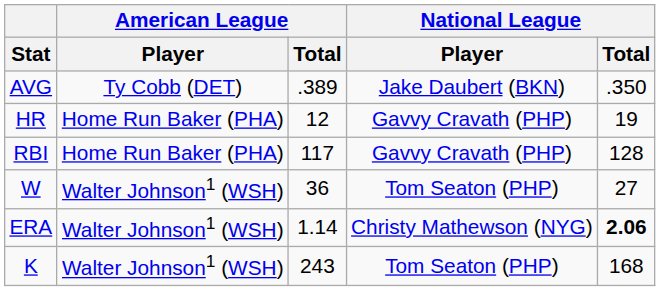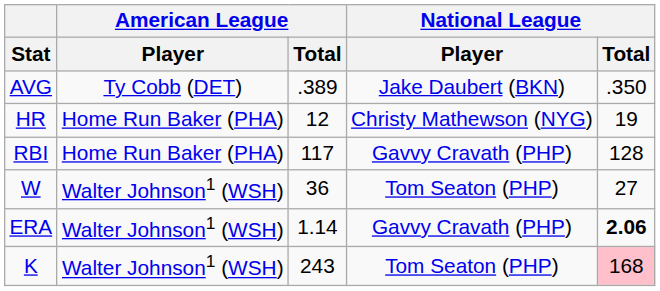(472, 119) Gavvy Cravath (PHP) -> (472, 119) Christy Mathewson (NYG)
(472, 227) Christy Mathewson (NYG) -> (472, 227) Gavvy Cravath (PHP)
(626, 265) no background -> (626, 265) pink background
